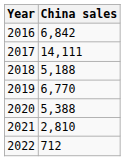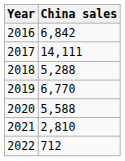(58, 70) 5,188 -> (58, 70) 5,288
(58, 108) 5,388 -> (58, 108) 5,588
